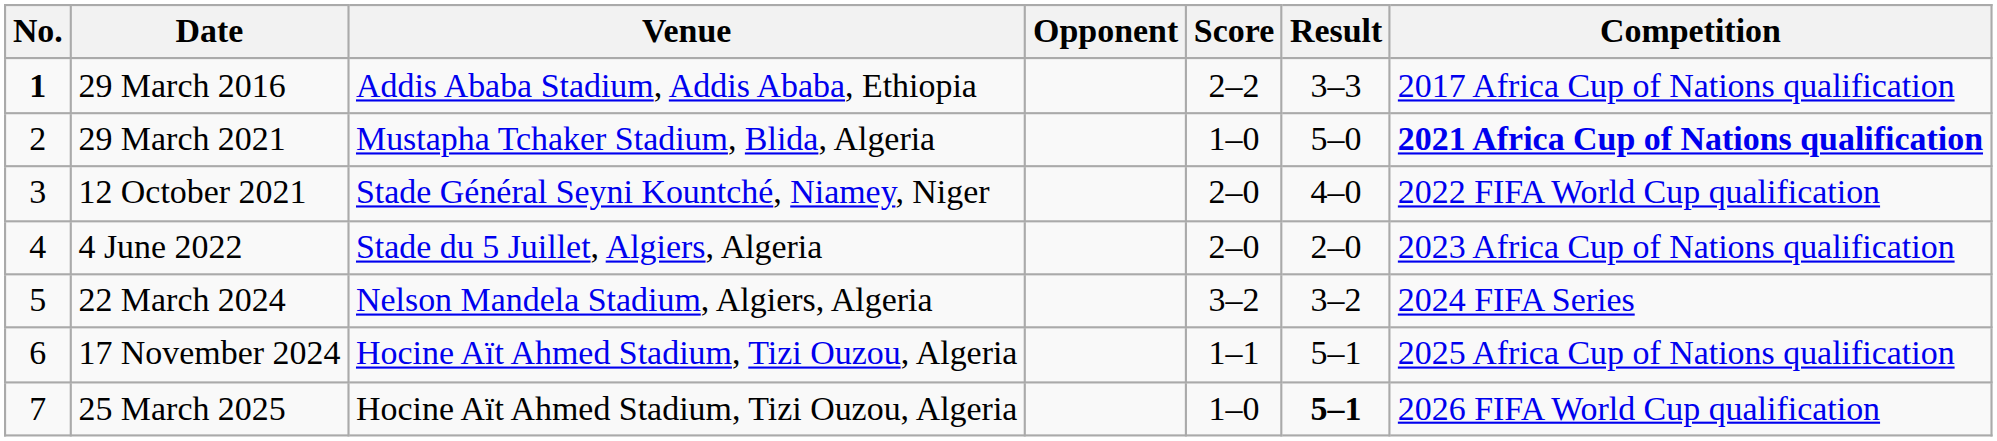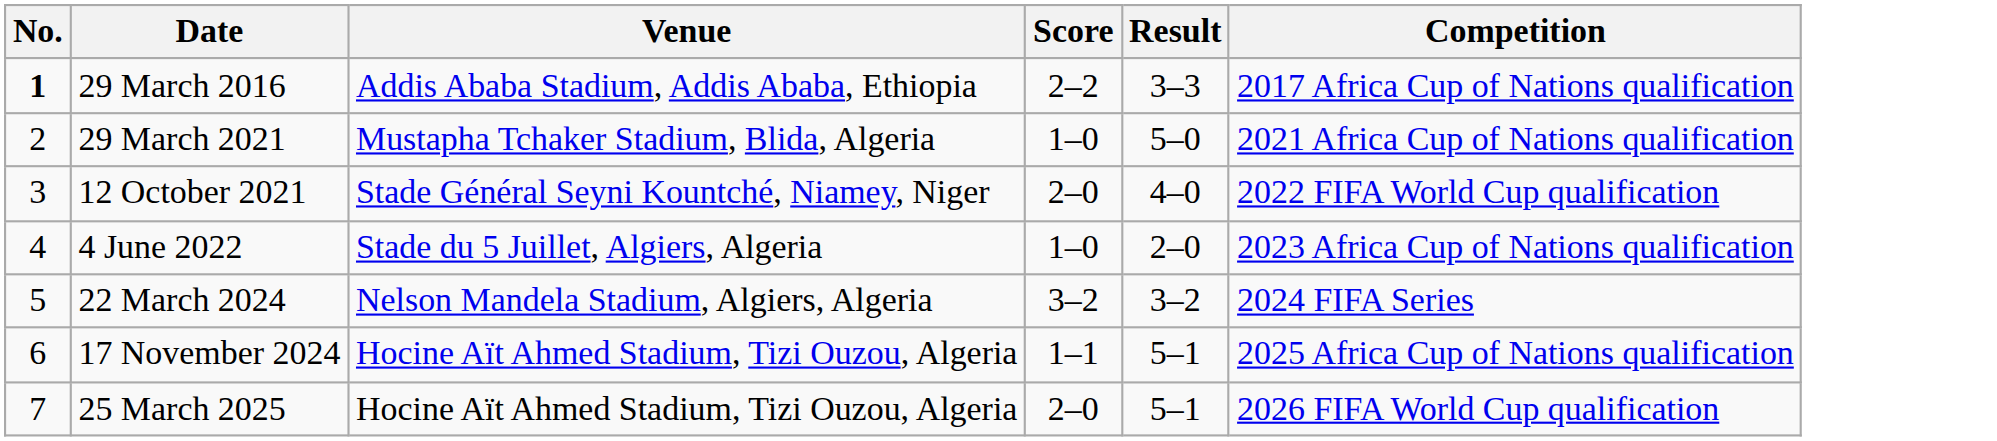- column: (1106, 31)
(1690, 138) bold -> (1515, 138) normal
(1234, 246) 2–0 -> (1073, 246) 1–0
(1234, 407) 1–0 -> (1073, 407) 2–0
(1336, 407) bold -> (1175, 407) normal
